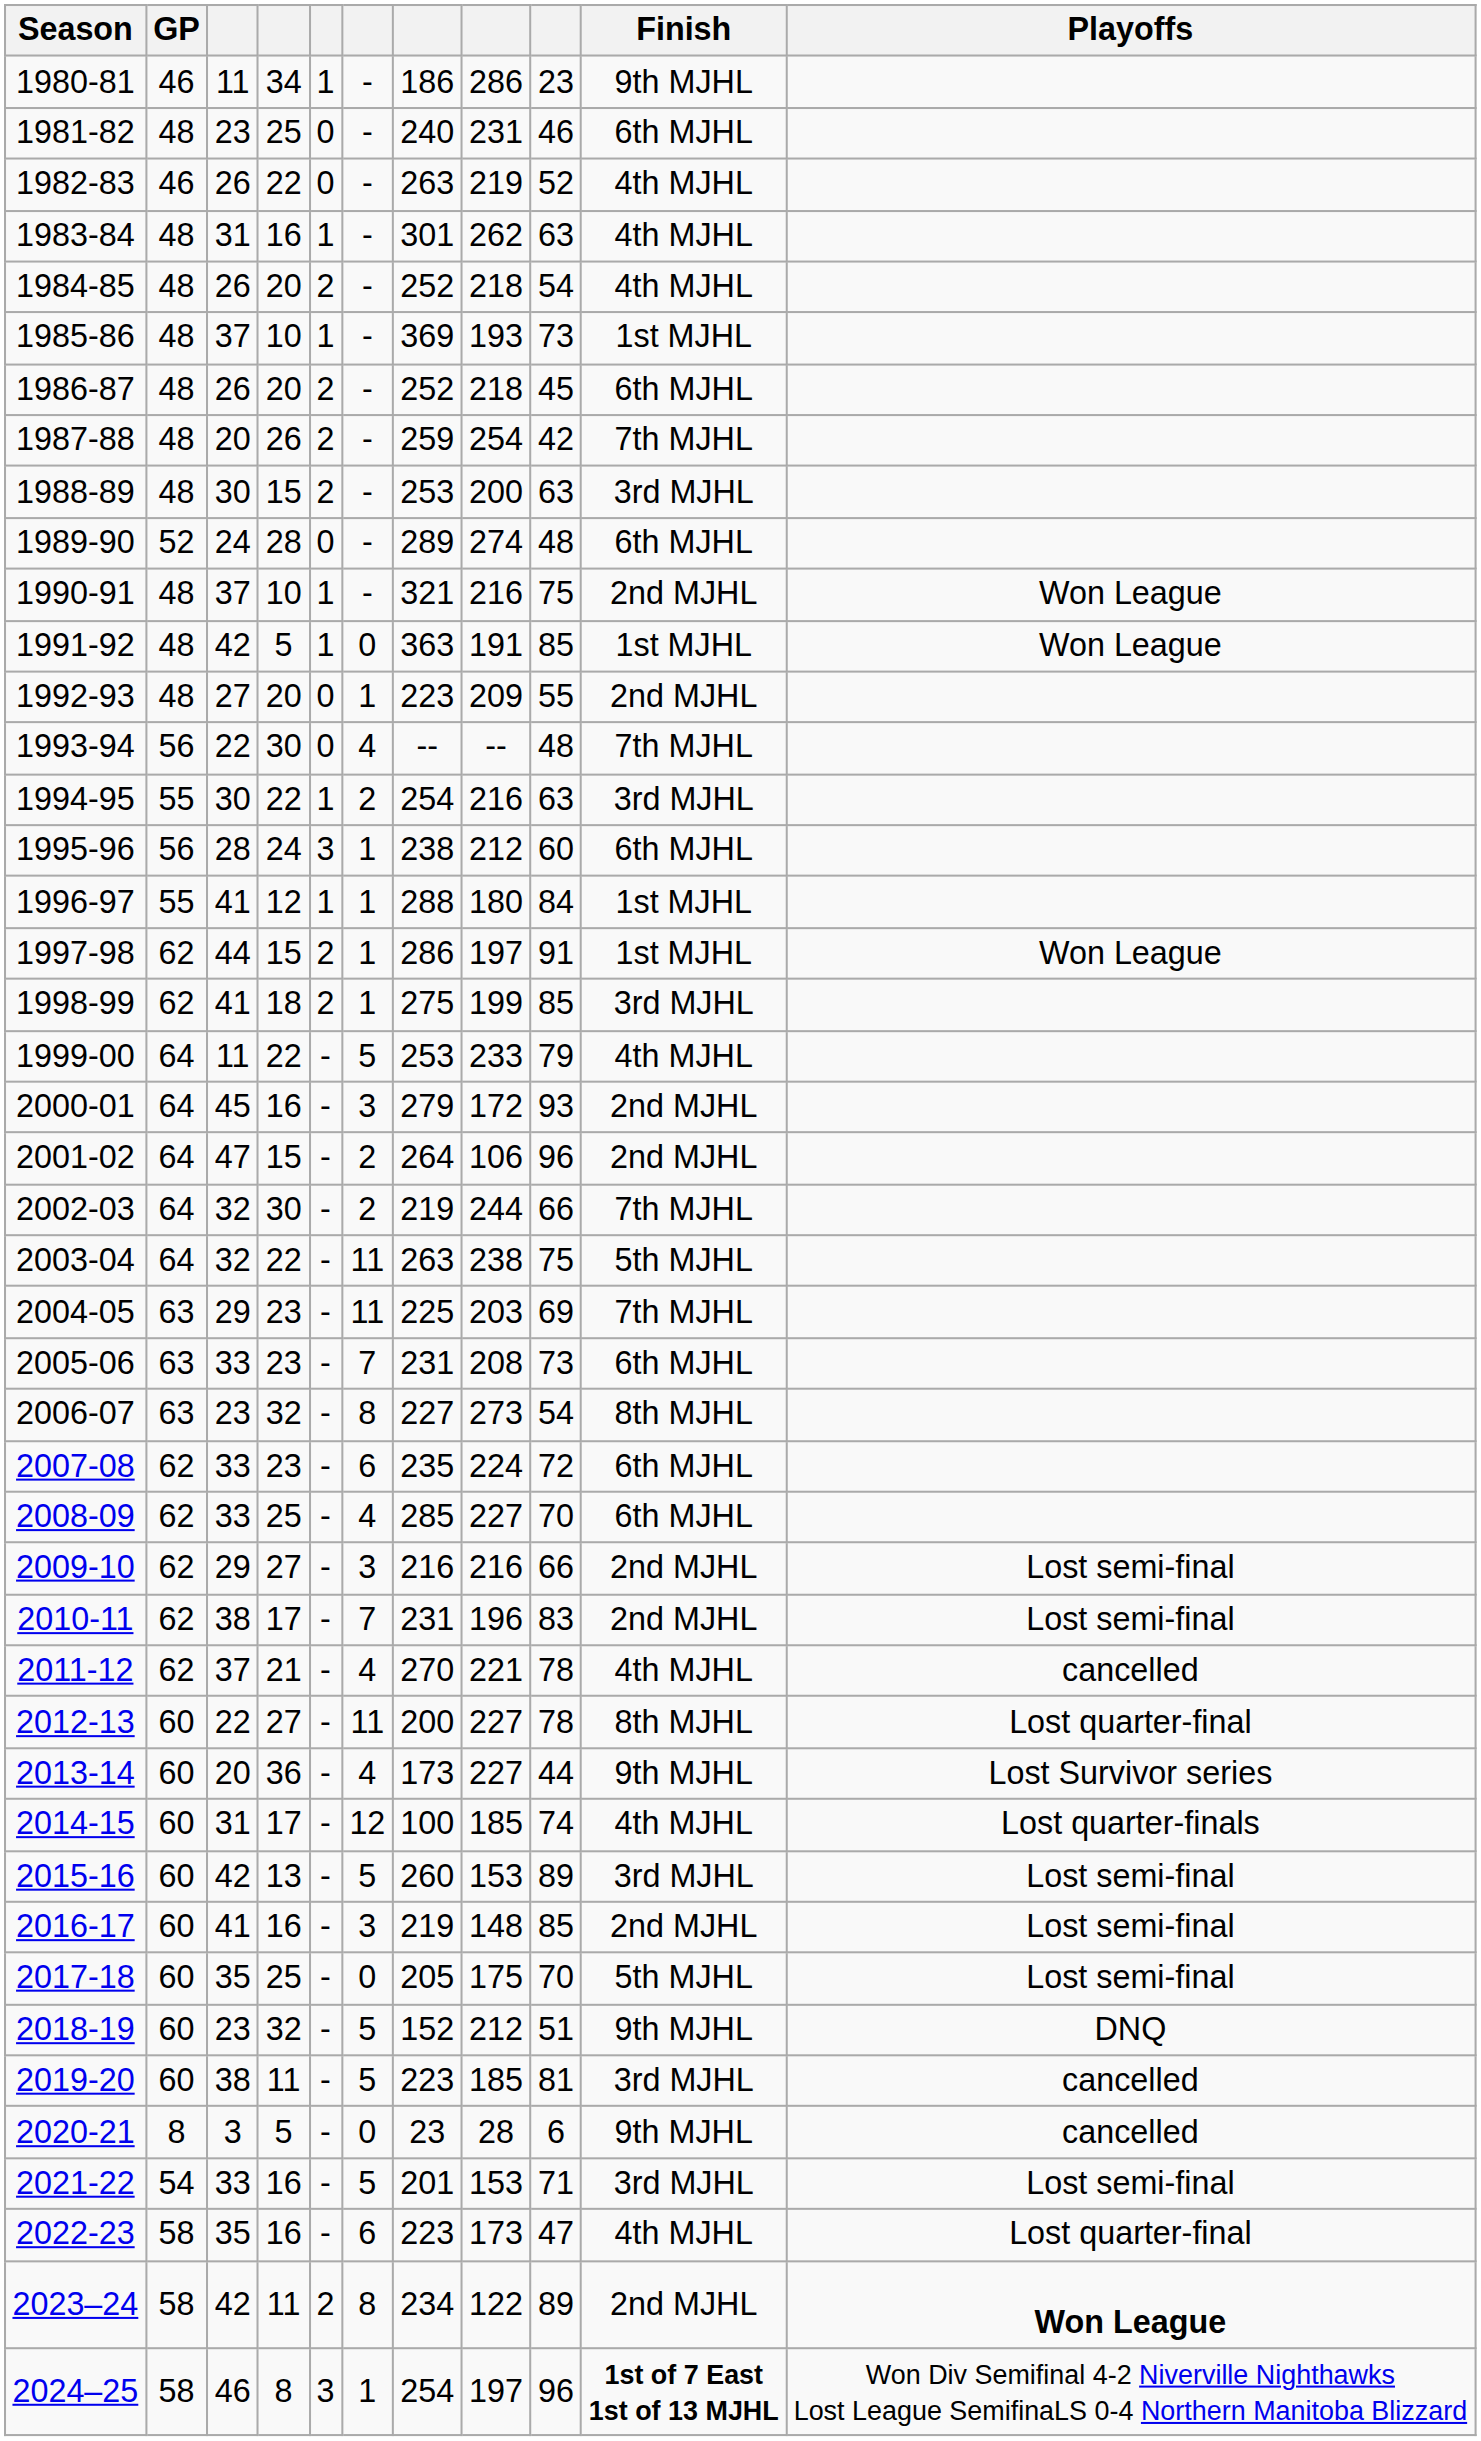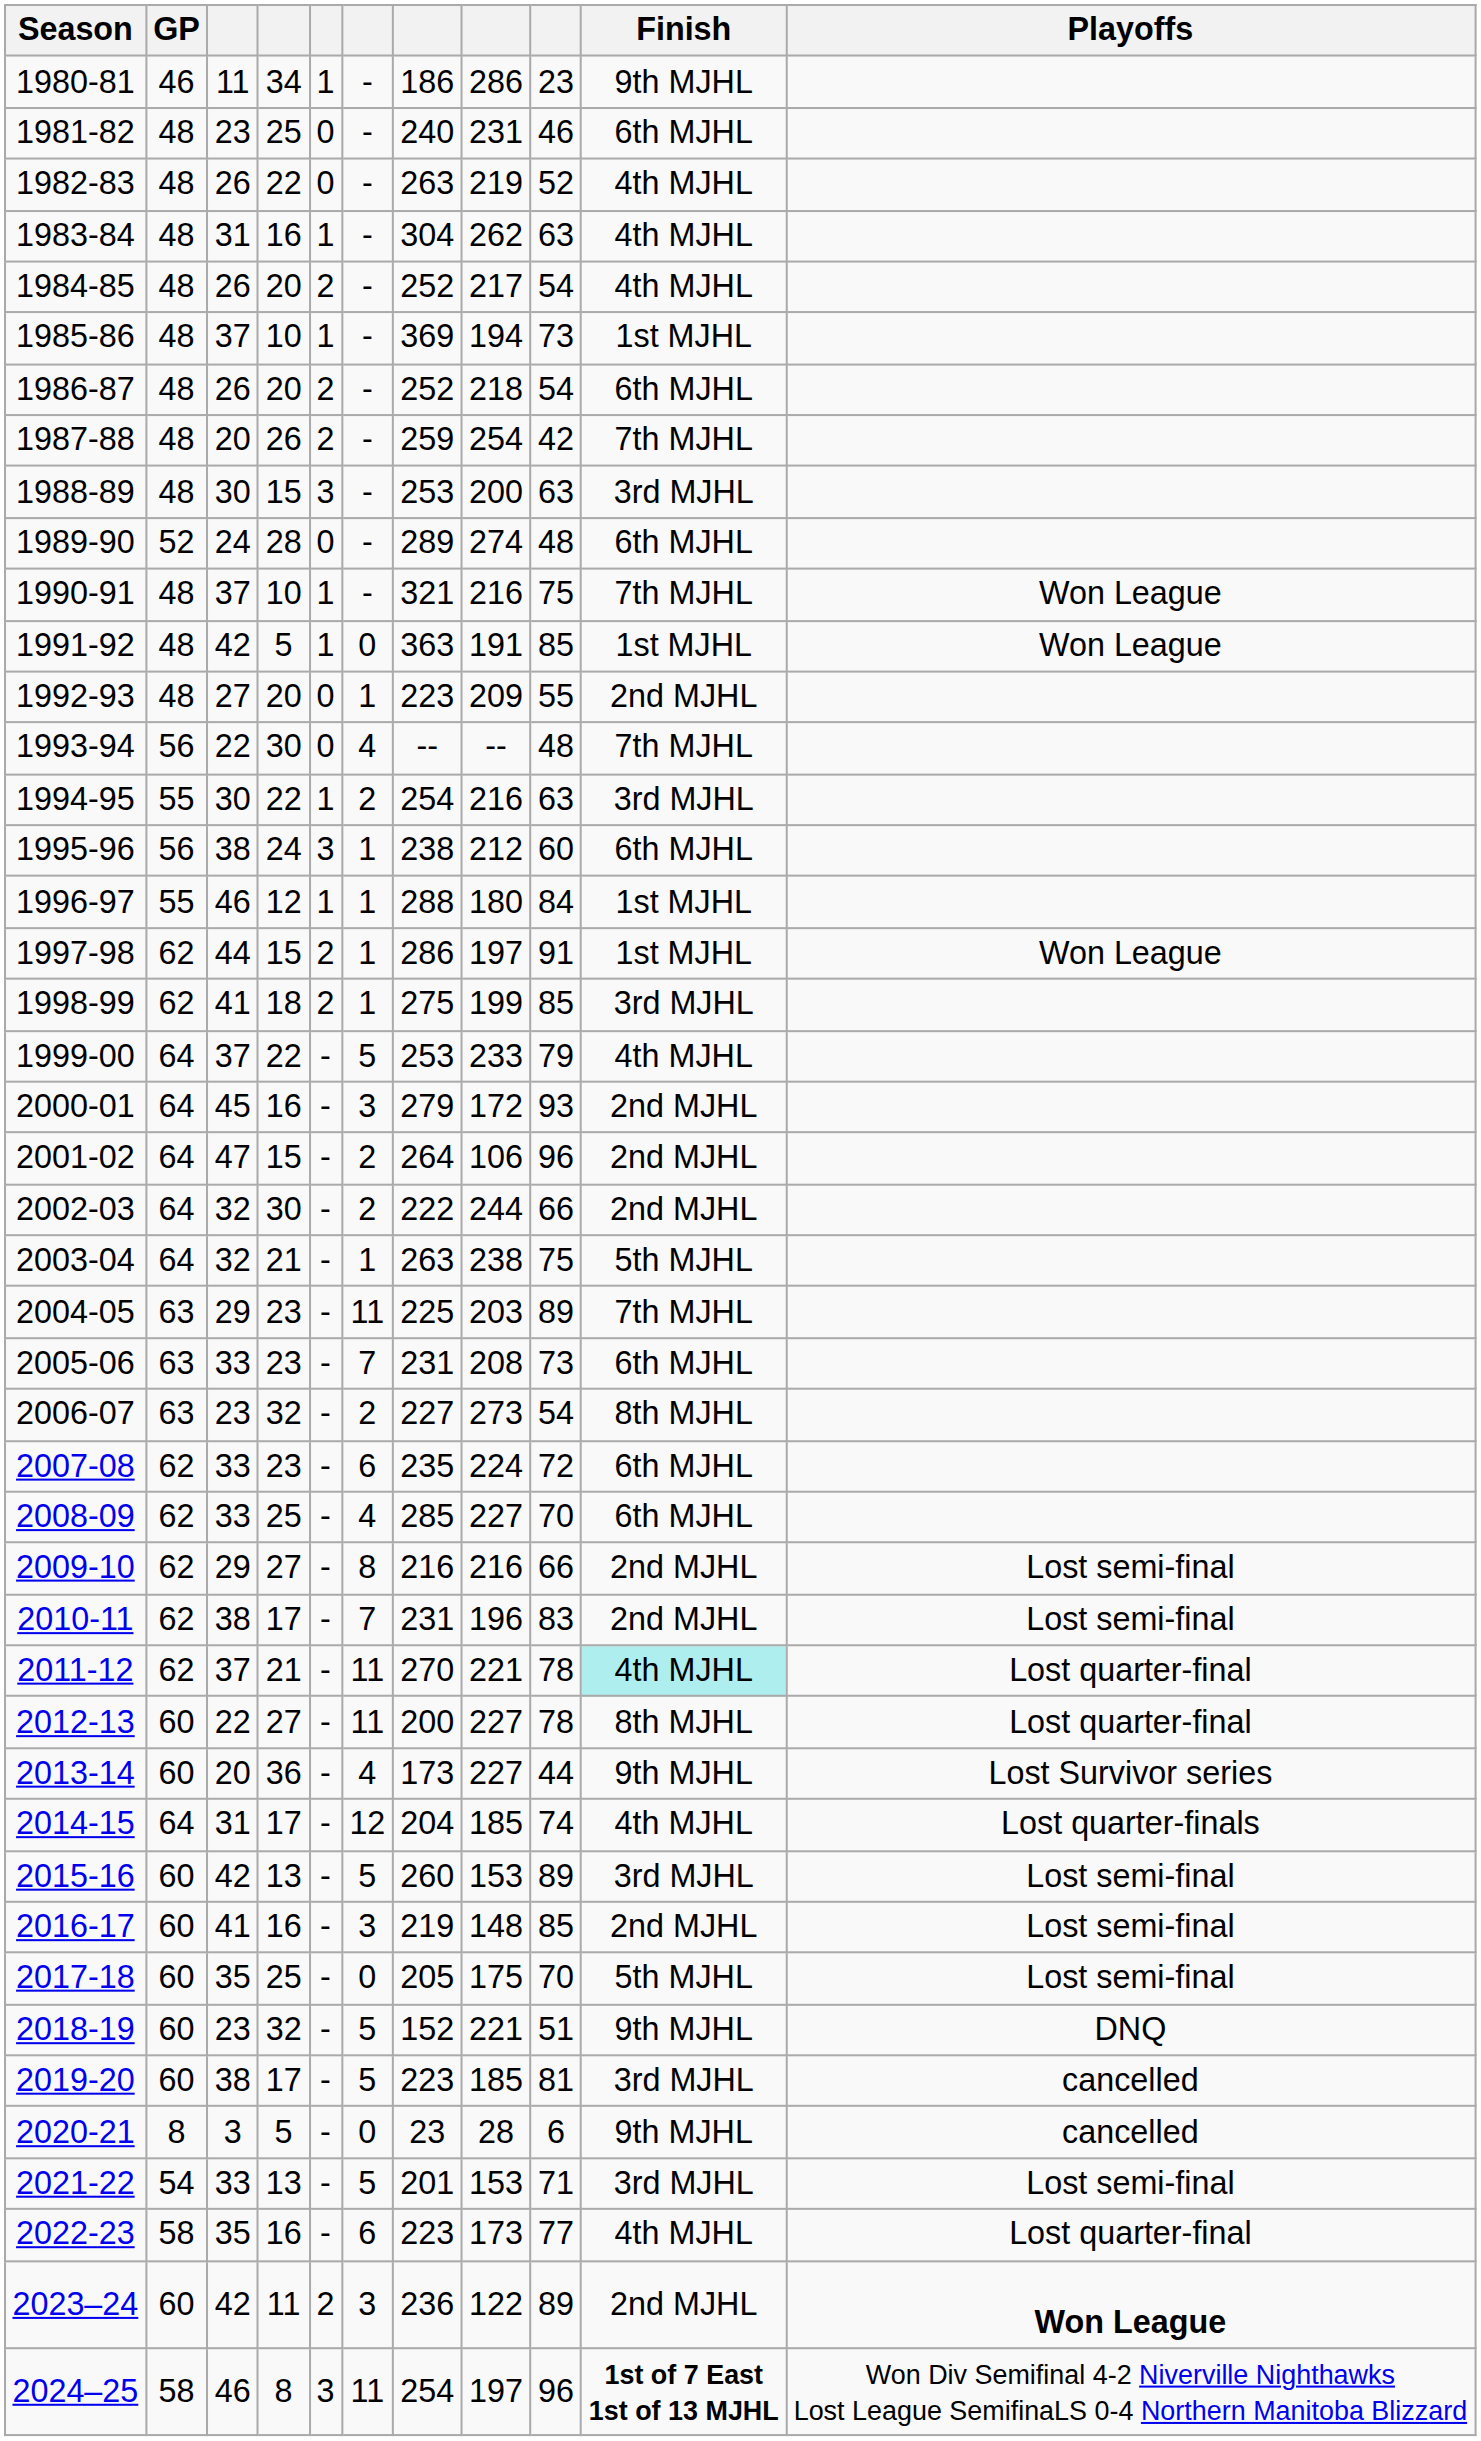(177, 183) 46 -> (177, 183) 48
(427, 235) 301 -> (427, 235) 304
(496, 286) 218 -> (496, 286) 217
(496, 337) 193 -> (496, 337) 194
(556, 388) 45 -> (556, 388) 54
(325, 491) 2 -> (325, 491) 3
(684, 593) 2nd MJHL -> (684, 593) 7th MJHL
(233, 850) 28 -> (233, 850) 38
(233, 901) 41 -> (233, 901) 46
(233, 1055) 11 -> (233, 1055) 37
(427, 1209) 219 -> (427, 1209) 222
(684, 1209) 7th MJHL -> (684, 1209) 2nd MJHL
(284, 1260) 22 -> (284, 1260) 21
(367, 1260) 11 -> (367, 1260) 1
(556, 1311) 69 -> (556, 1311) 89
(367, 1414) 8 -> (367, 1414) 2
(367, 1567) 3 -> (367, 1567) 8
(367, 1670) 4 -> (367, 1670) 11
(684, 1670) no background -> (684, 1670) paleturquoise background
(1130, 1670) cancelled -> (1130, 1670) Lost quarter-final
(177, 1824) 60 -> (177, 1824) 64
(427, 1824) 100 -> (427, 1824) 204
(496, 2029) 212 -> (496, 2029) 221
(284, 2080) 11 -> (284, 2080) 17
(284, 2182) 16 -> (284, 2182) 13
(556, 2234) 47 -> (556, 2234) 77
(177, 2303) 58 -> (177, 2303) 60
(367, 2303) 8 -> (367, 2303) 3
(427, 2303) 234 -> (427, 2303) 236
(367, 2391) 1 -> (367, 2391) 11
